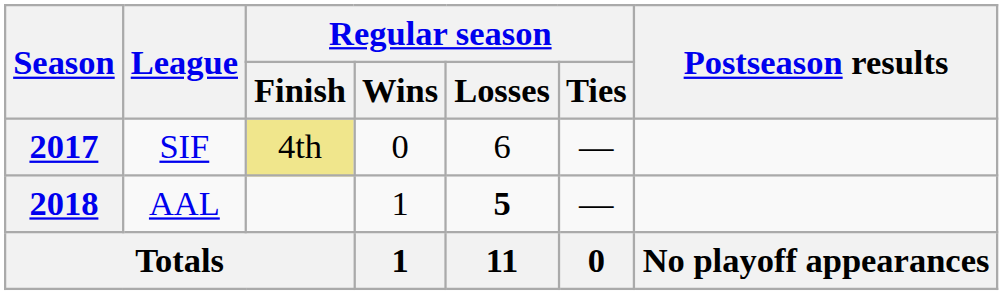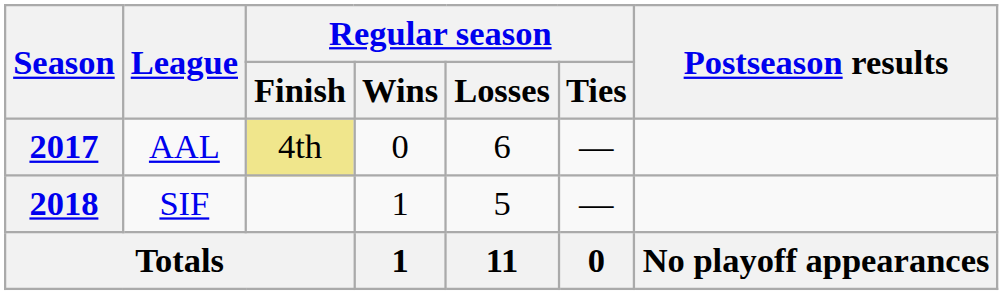(184, 146) SIF -> (184, 146) AAL
(184, 203) AAL -> (184, 203) SIF
(502, 203) bold -> (502, 203) normal
